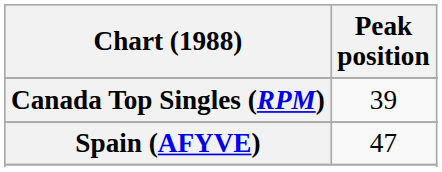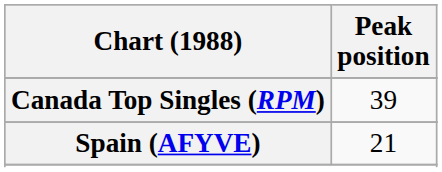(383, 142) 47 -> (383, 142) 21
